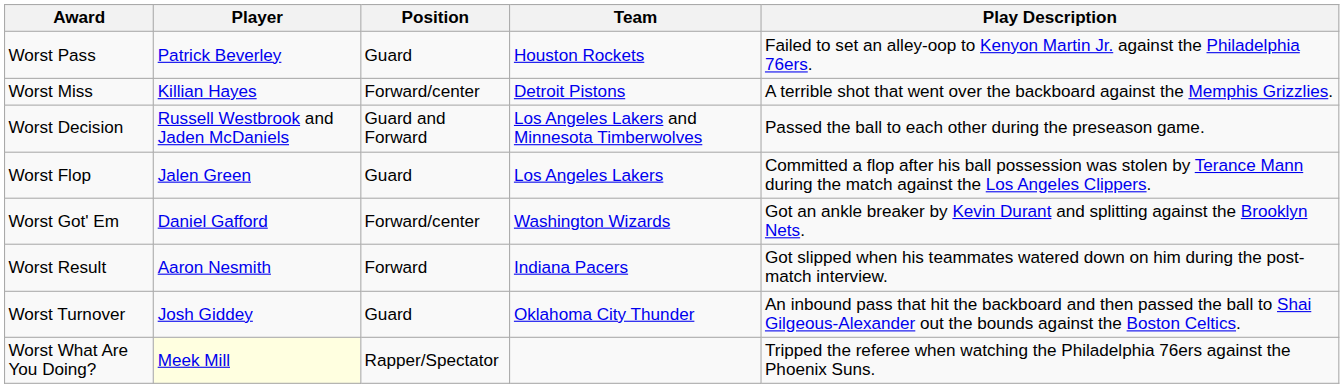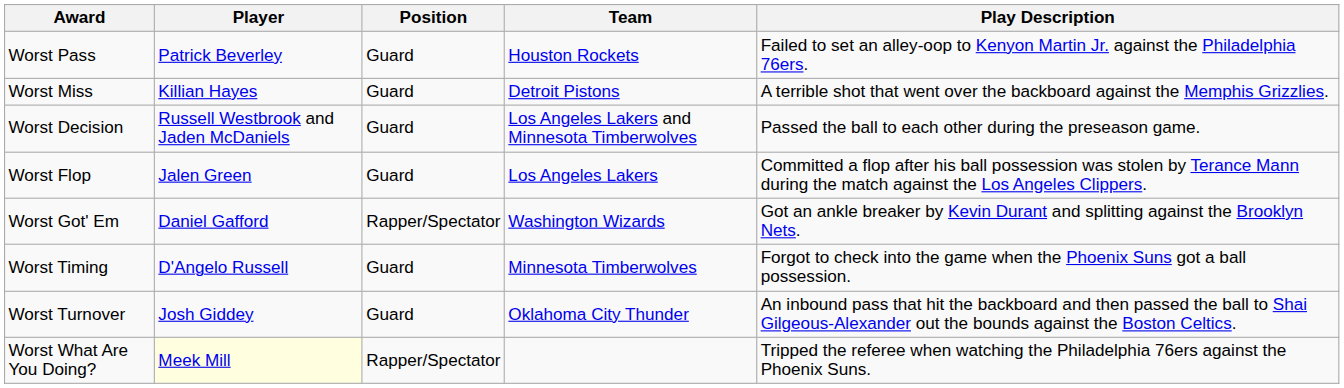(422, 91) Forward/center -> (390, 91) Guard
(405, 128) Guard and Forward -> (390, 128) Guard
(422, 221) Forward/center -> (433, 221) Rapper/Spectator
+ row: (58, 267)
- row: (57, 267)
